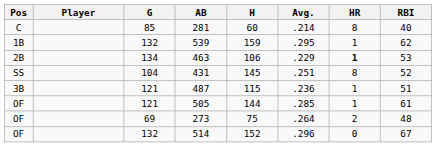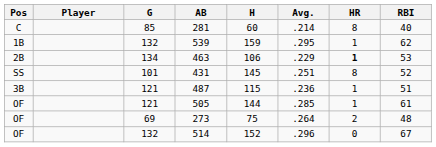(150, 73) 104 -> (150, 73) 101
